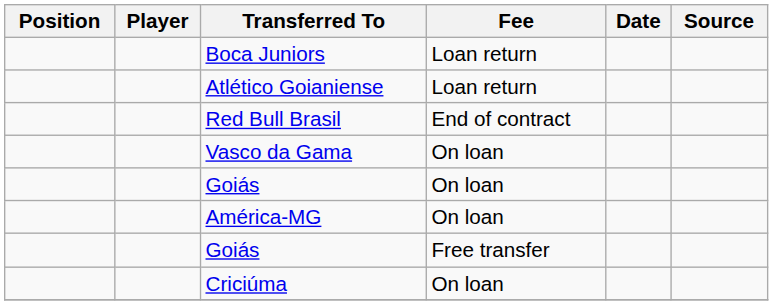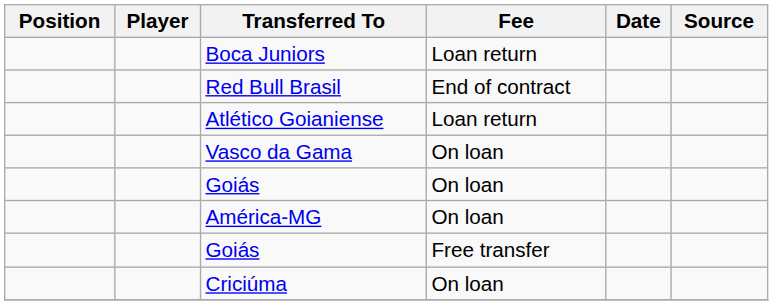rows swapped: (294, 87) <-> (273, 119)
